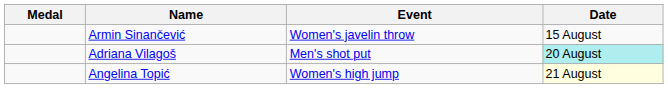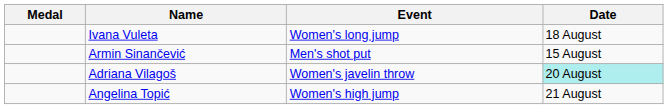+ row: (123, 35)
(352, 35) Women's javelin throw -> (330, 54) Men's shot put
(330, 54) Men's shot put -> (352, 74) Women's javelin throw
(573, 74) lightyellow background -> (573, 94) no background
